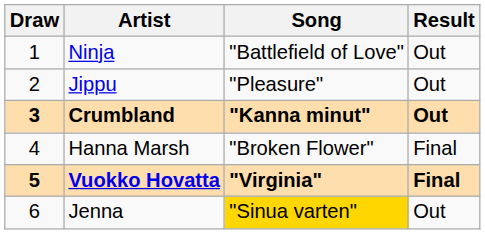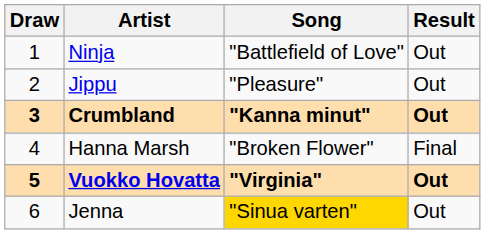(437, 180) Final -> (431, 180) Out
